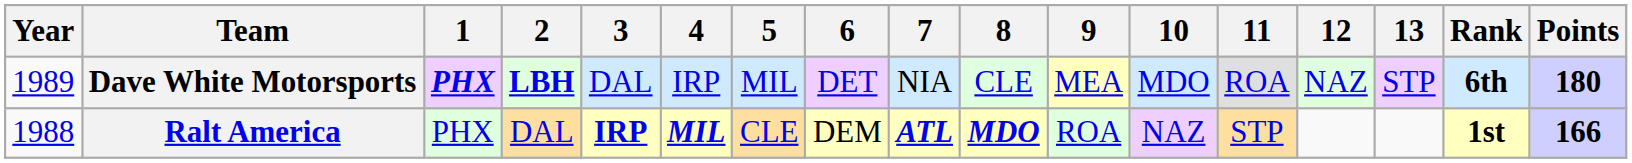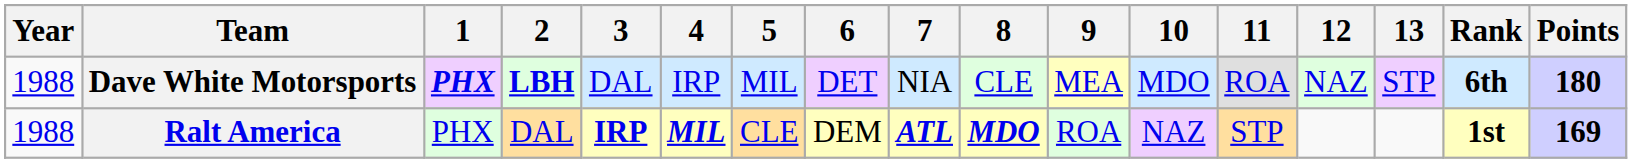(43, 81) 1989 -> (43, 81) 1988
(1578, 132) 166 -> (1578, 132) 169
